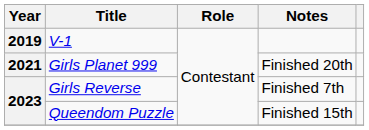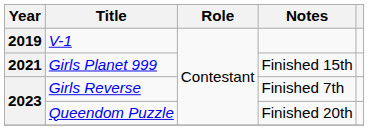(307, 64) Finished 20th -> (307, 64) Finished 15th
(307, 112) Finished 15th -> (307, 112) Finished 20th
